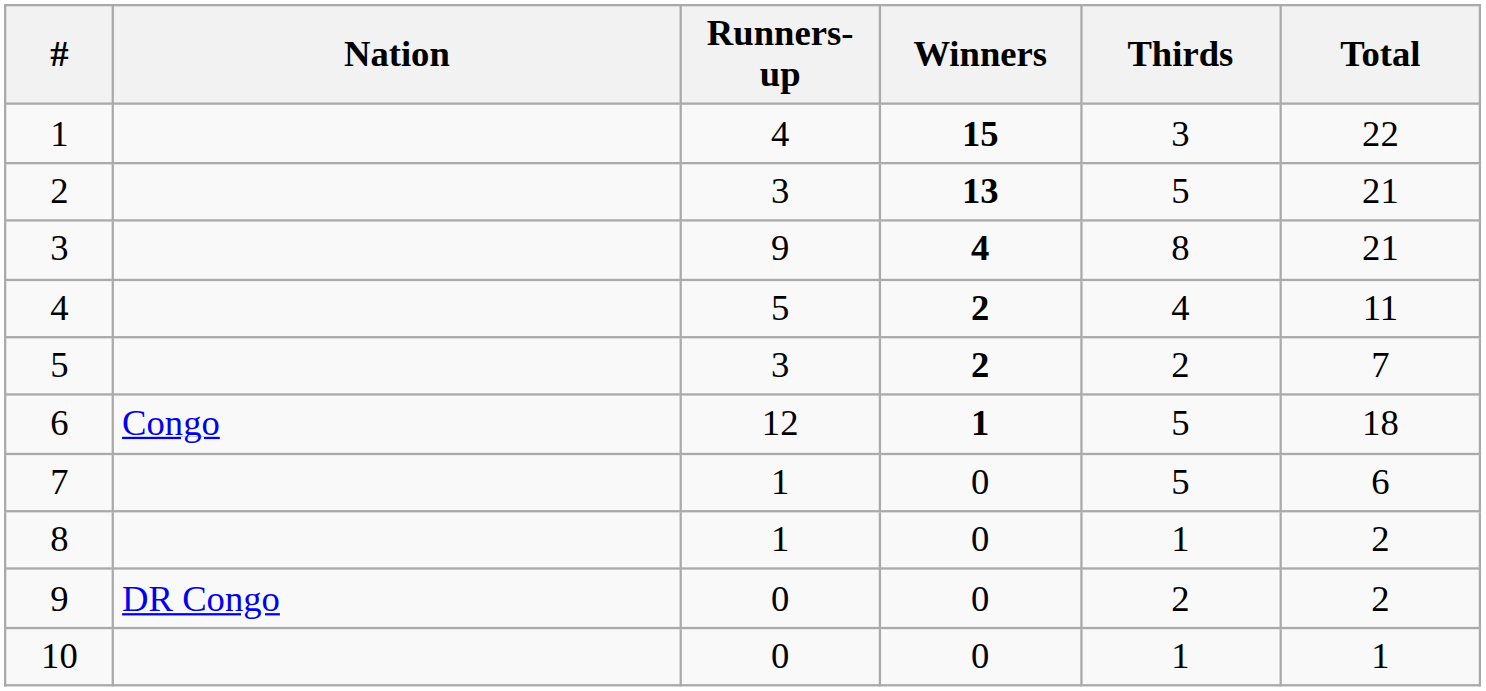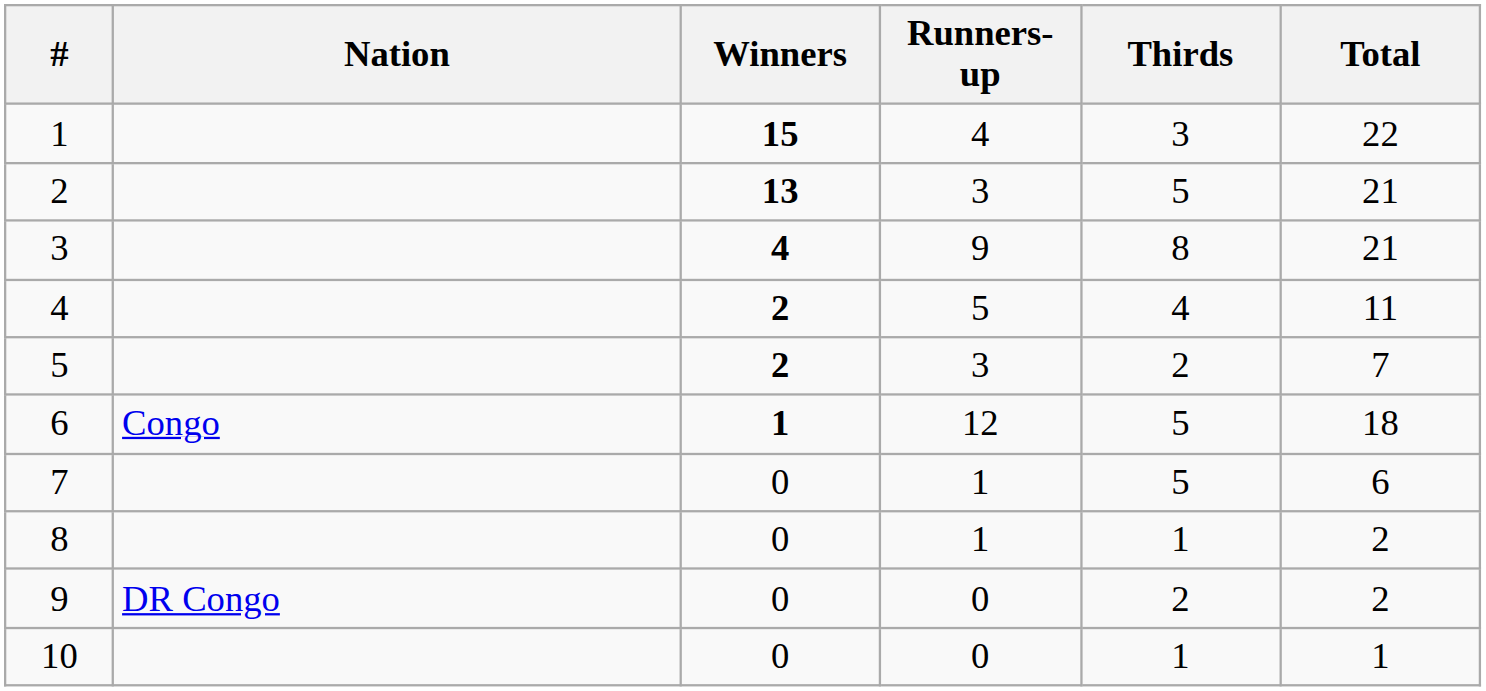columns swapped: (980, 54) <-> (780, 54)
